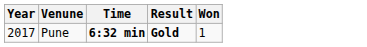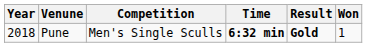+ column: (156, 14)
(21, 33) 2017 -> (21, 33) 2018
